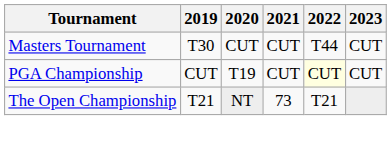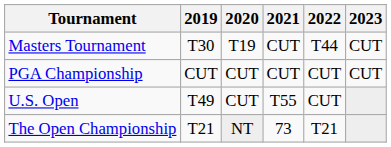(242, 46) CUT -> (242, 46) T19
(242, 73) T19 -> (242, 73) CUT
(324, 73) lightyellow background -> (324, 73) no background
+ row: (43, 101)
